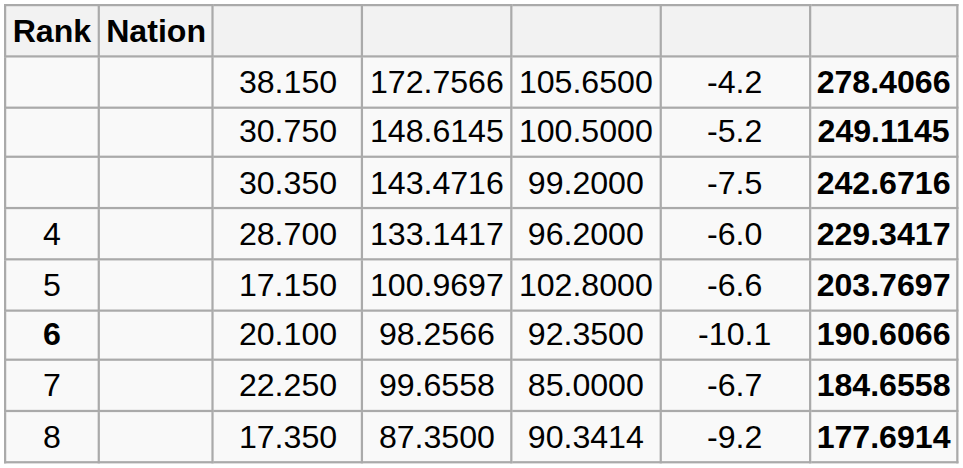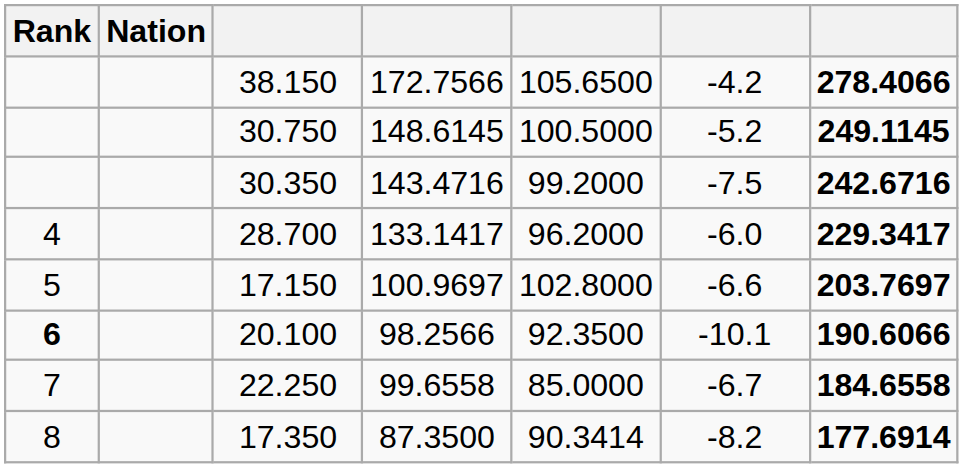(735, 437) -9.2 -> (735, 437) -8.2
